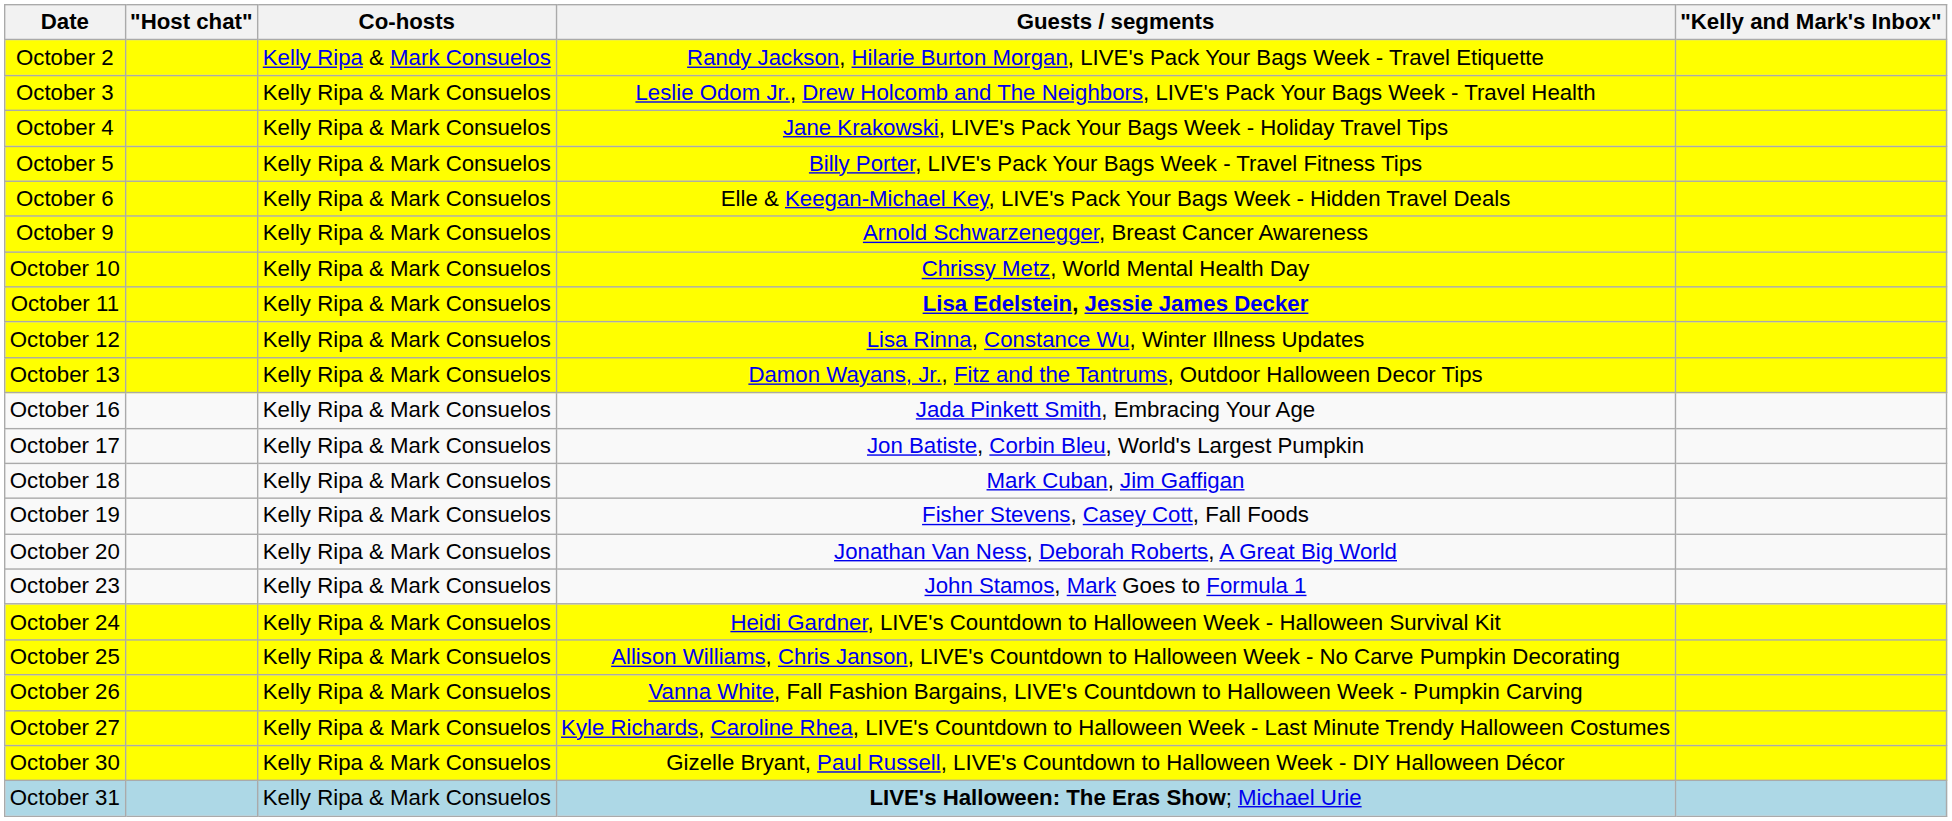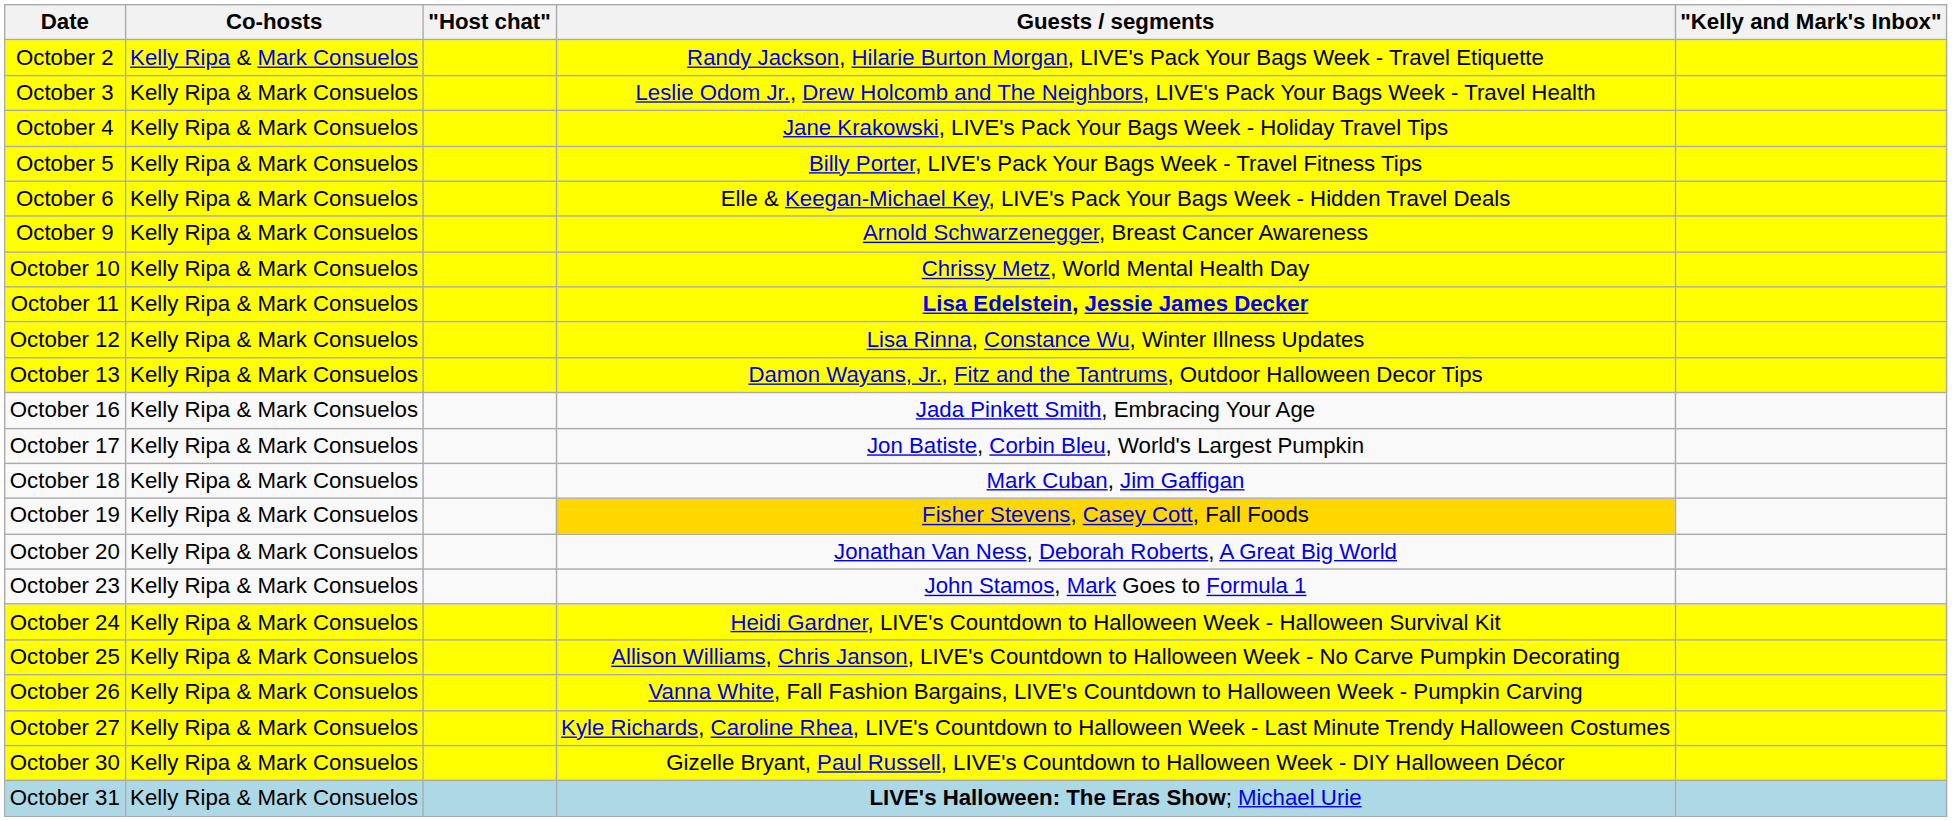columns swapped: (407, 22) <-> (191, 22)
(1116, 515) no background -> (1116, 515) gold background
